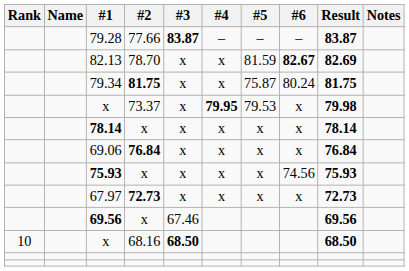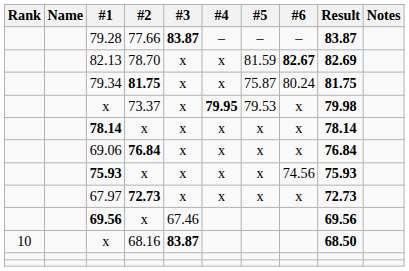(183, 241) 68.50 -> (183, 241) 83.87
